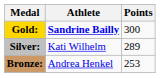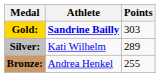(132, 30) 300 -> (132, 30) 303
(132, 64) 253 -> (132, 64) 255
